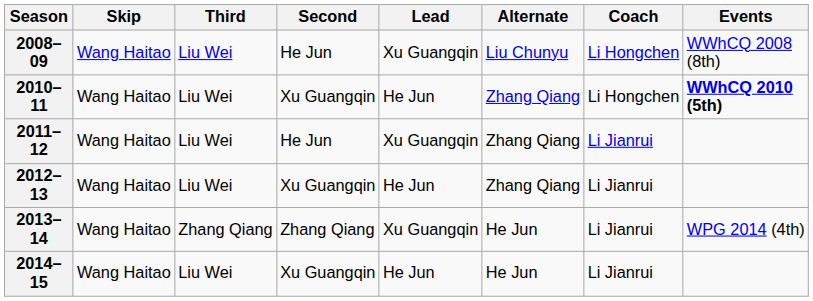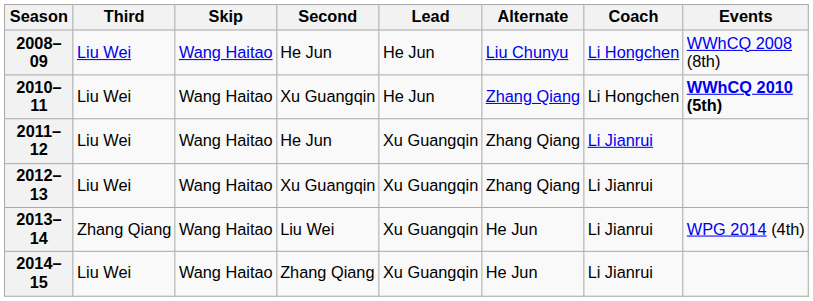columns swapped: (124, 17) <-> (225, 17)
(431, 52) Xu Guangqin -> (409, 52) He Jun
(409, 185) He Jun -> (431, 185) Xu Guangqin
(327, 229) Zhang Qiang -> (307, 229) Liu Wei
(328, 273) Xu Guangqin -> (327, 273) Zhang Qiang
(409, 273) He Jun -> (431, 273) Xu Guangqin
